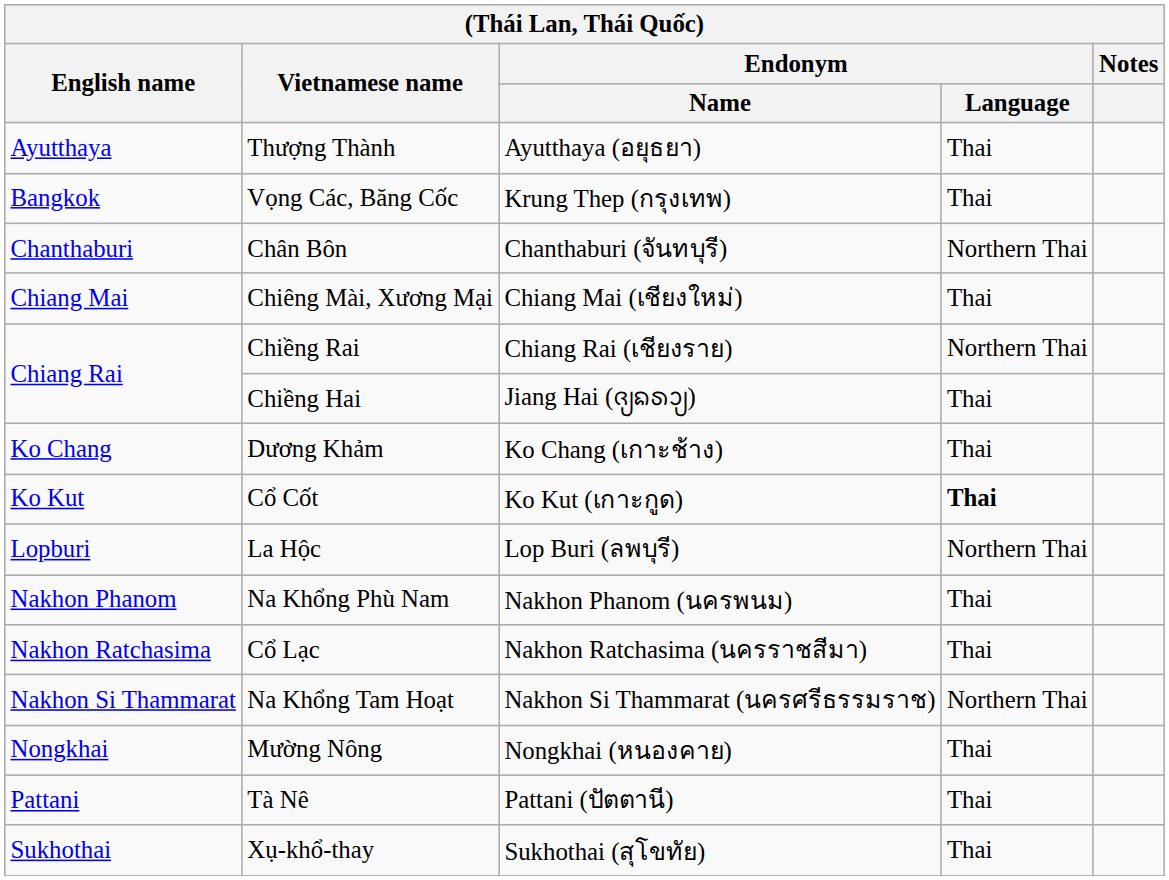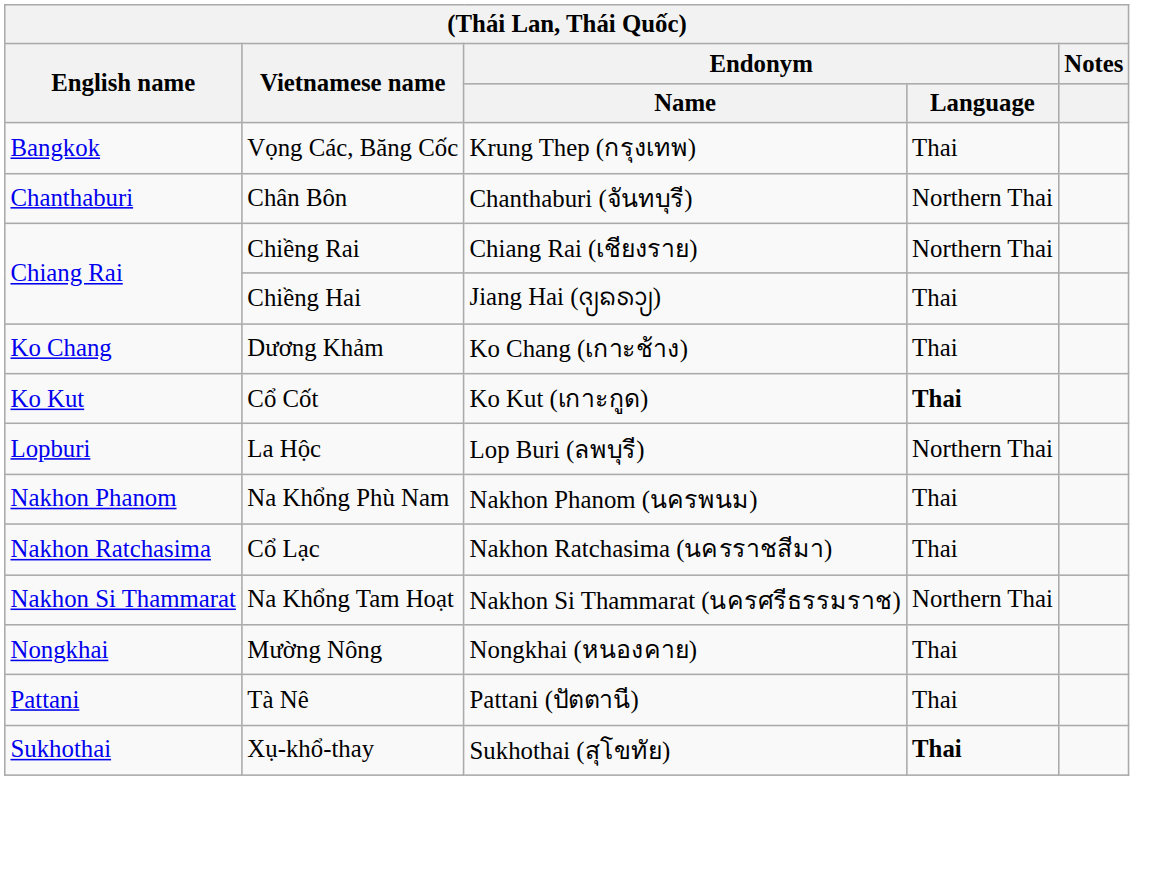- row: (321, 147)
- row: (370, 298)
(970, 850) normal -> (937, 749) bold
